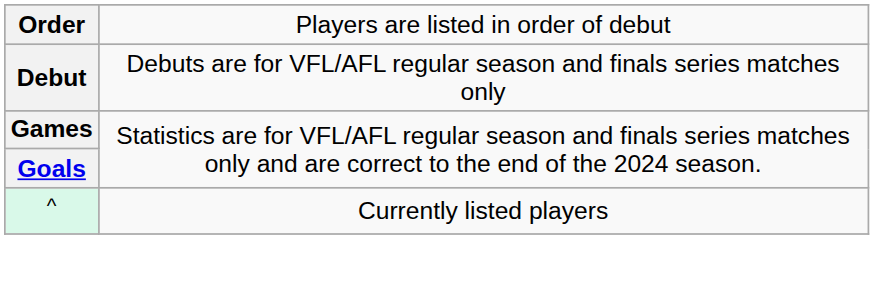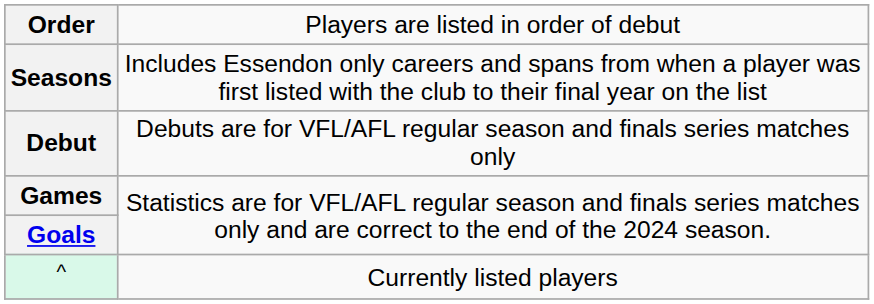+ row: (61, 77)
